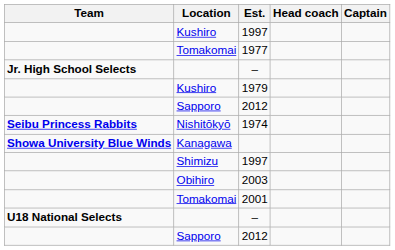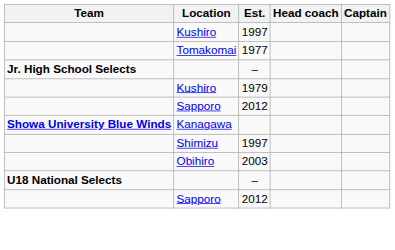- row: (203, 124)
- row: (206, 198)
